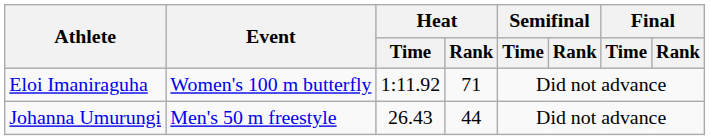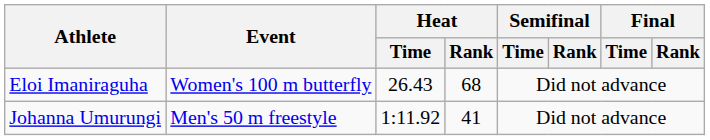(410, 85) 1:11.92 -> (410, 85) 26.43
(471, 85) 71 -> (471, 85) 68
(410, 117) 26.43 -> (410, 117) 1:11.92
(471, 117) 44 -> (471, 117) 41
